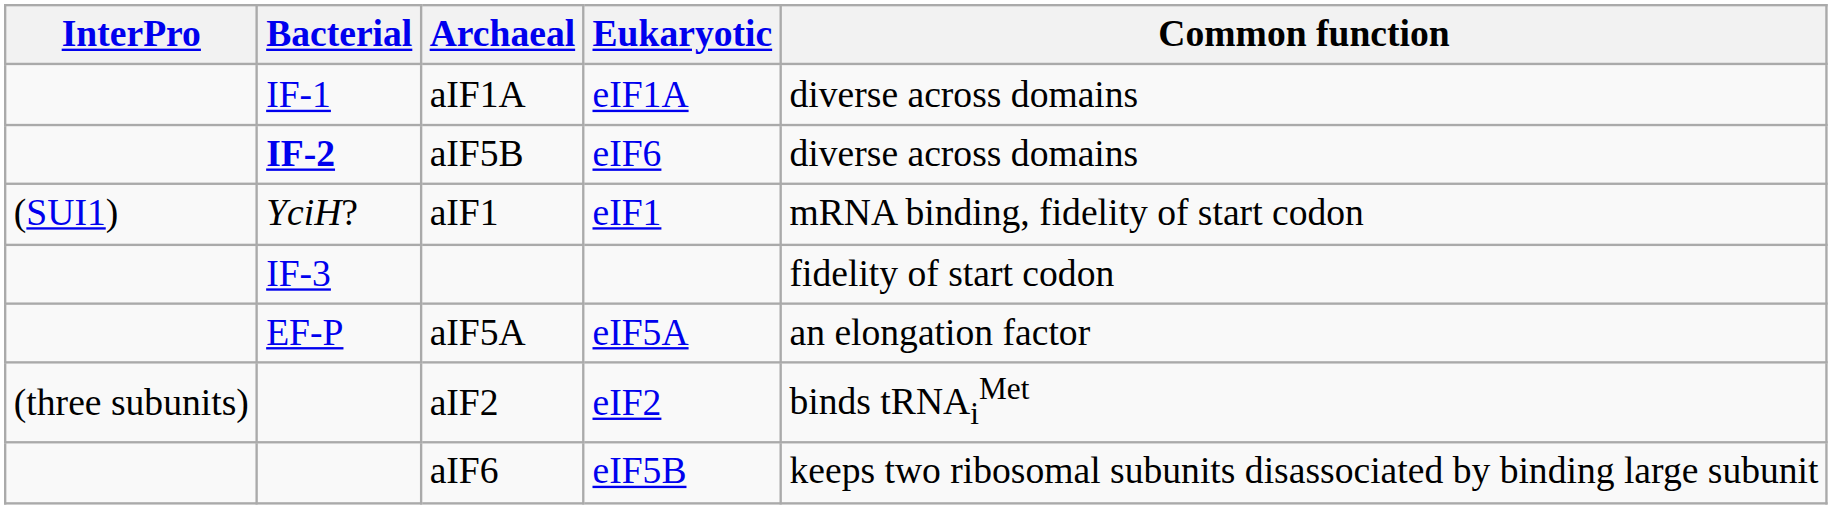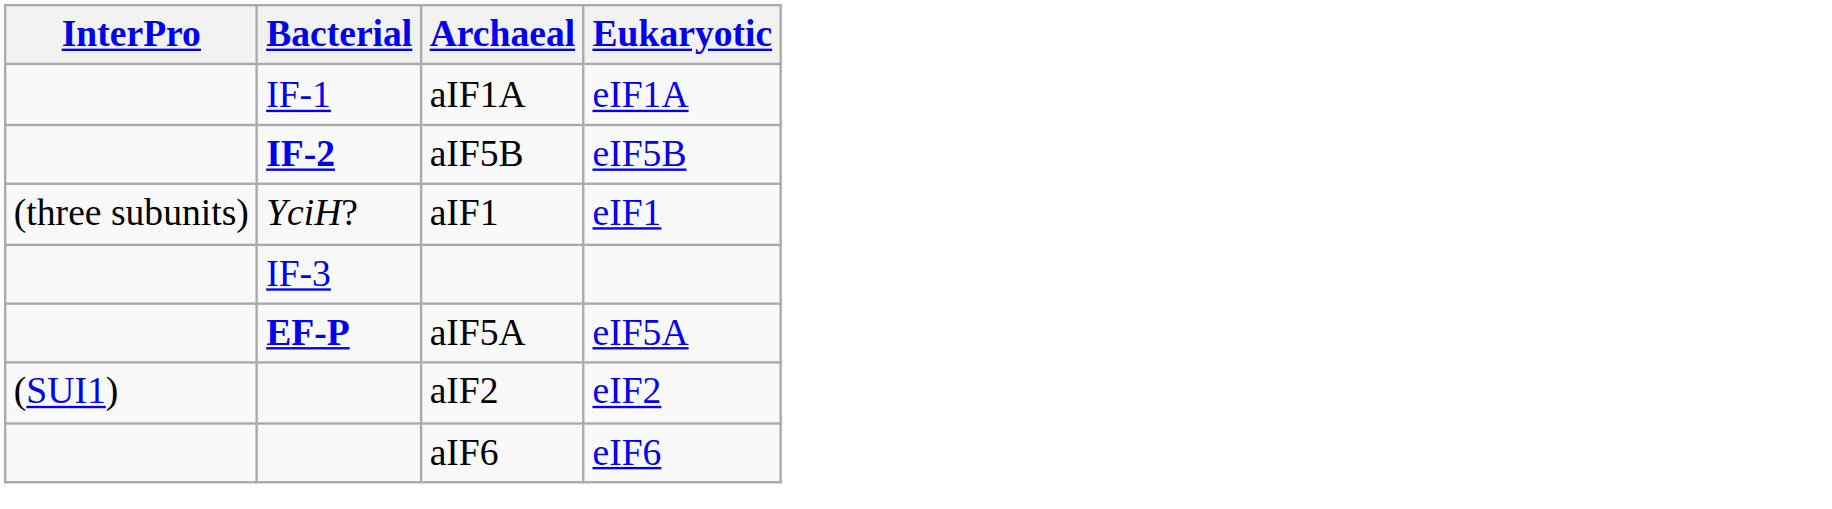- column: (1304, 34)
(627, 153) eIF6 -> (639, 153) eIF5B
(66, 213) (SUI1) -> (131, 213) (three subunits)
(305, 332) normal -> (308, 332) bold
(131, 402) (three subunits) -> (66, 392) (SUI1)
(639, 471) eIF5B -> (627, 451) eIF6
